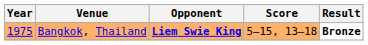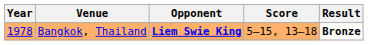(20, 31) 1975 -> (20, 31) 1978
